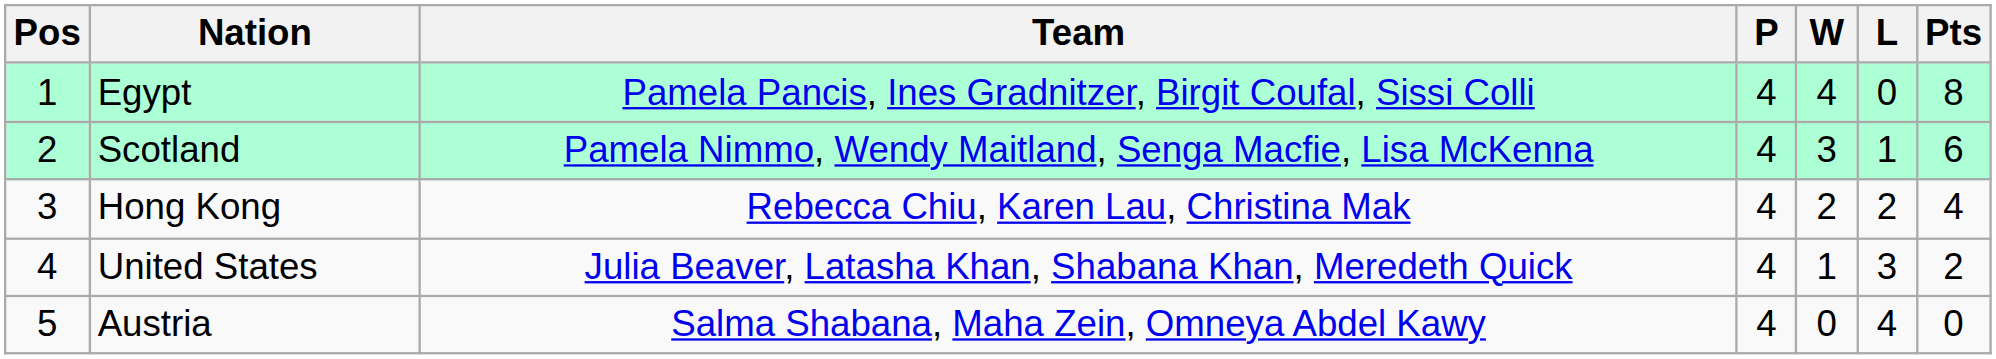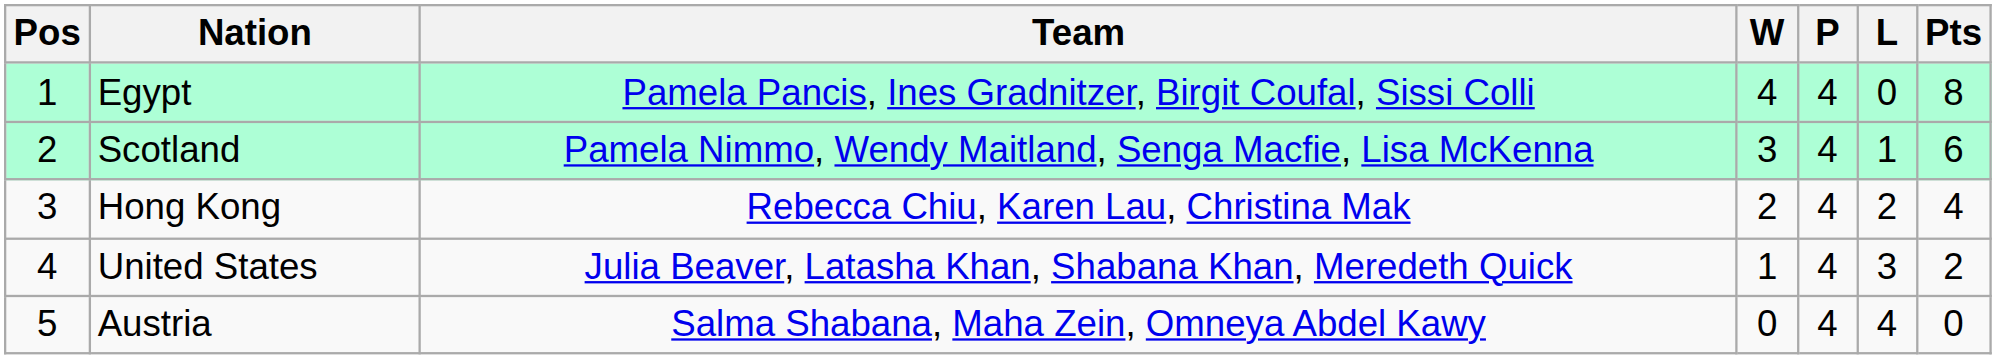columns swapped: (1766, 33) <-> (1827, 33)
